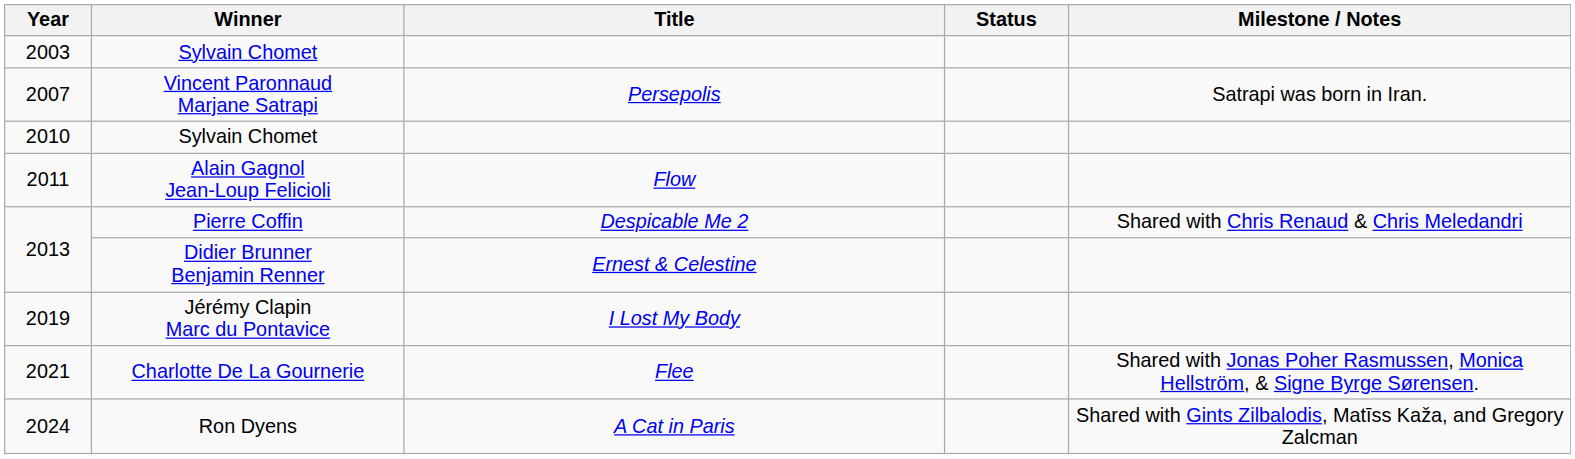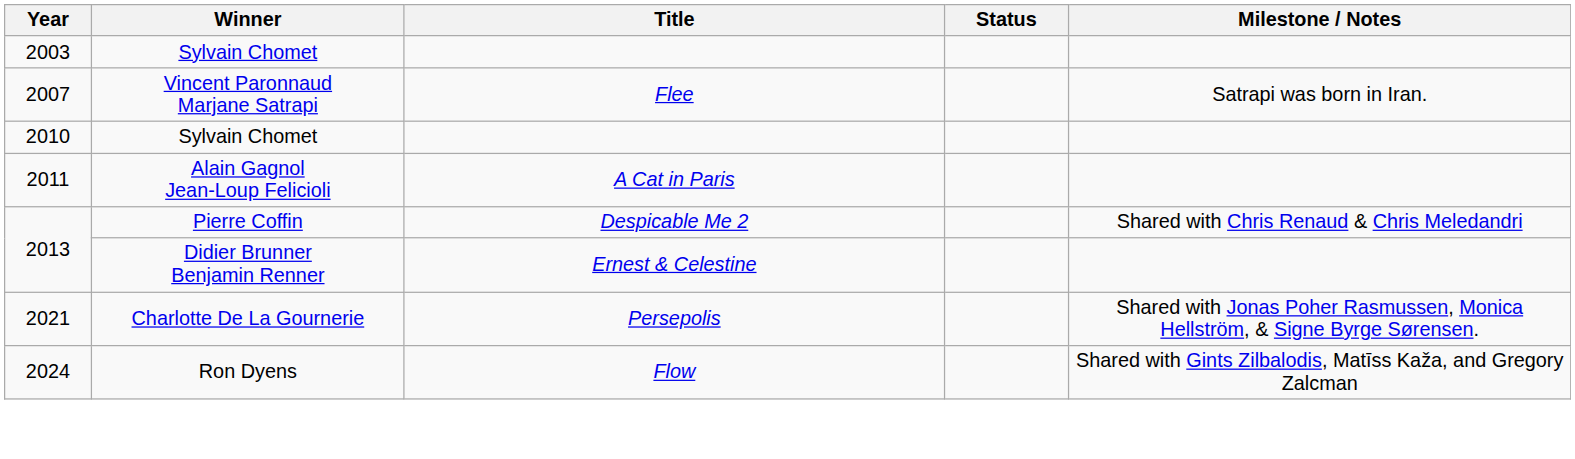(674, 94) Persepolis -> (674, 94) Flee
(674, 179) Flow -> (674, 179) A Cat in Paris
- row: (48, 318)
(674, 372) Flee -> (674, 318) Persepolis
(674, 426) A Cat in Paris -> (674, 372) Flow
